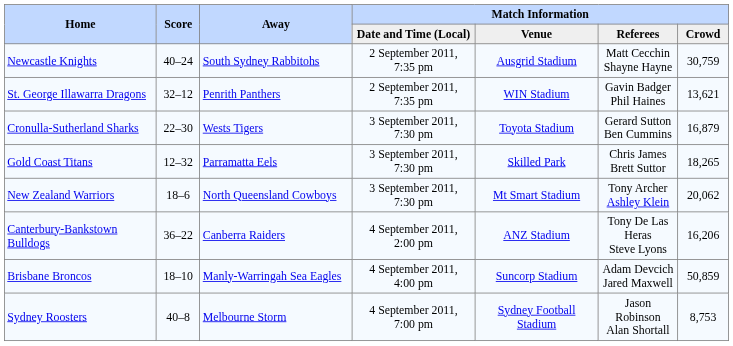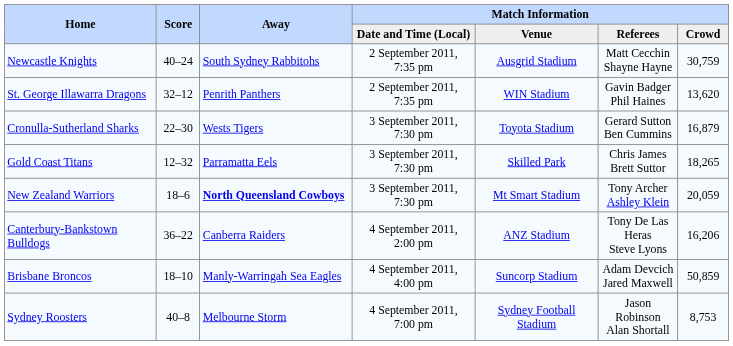(703, 94) 13,621 -> (703, 94) 13,620
(270, 195) normal -> (274, 195) bold
(703, 195) 20,062 -> (703, 195) 20,059
